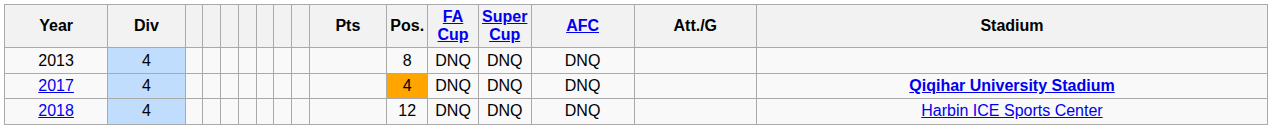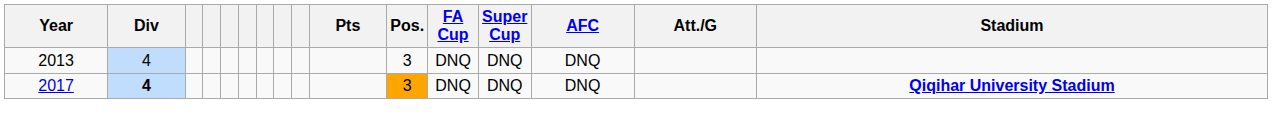(407, 60) 8 -> (407, 60) 3
(146, 85) normal -> (146, 85) bold
(407, 85) 4 -> (407, 85) 3
- row: (56, 111)
